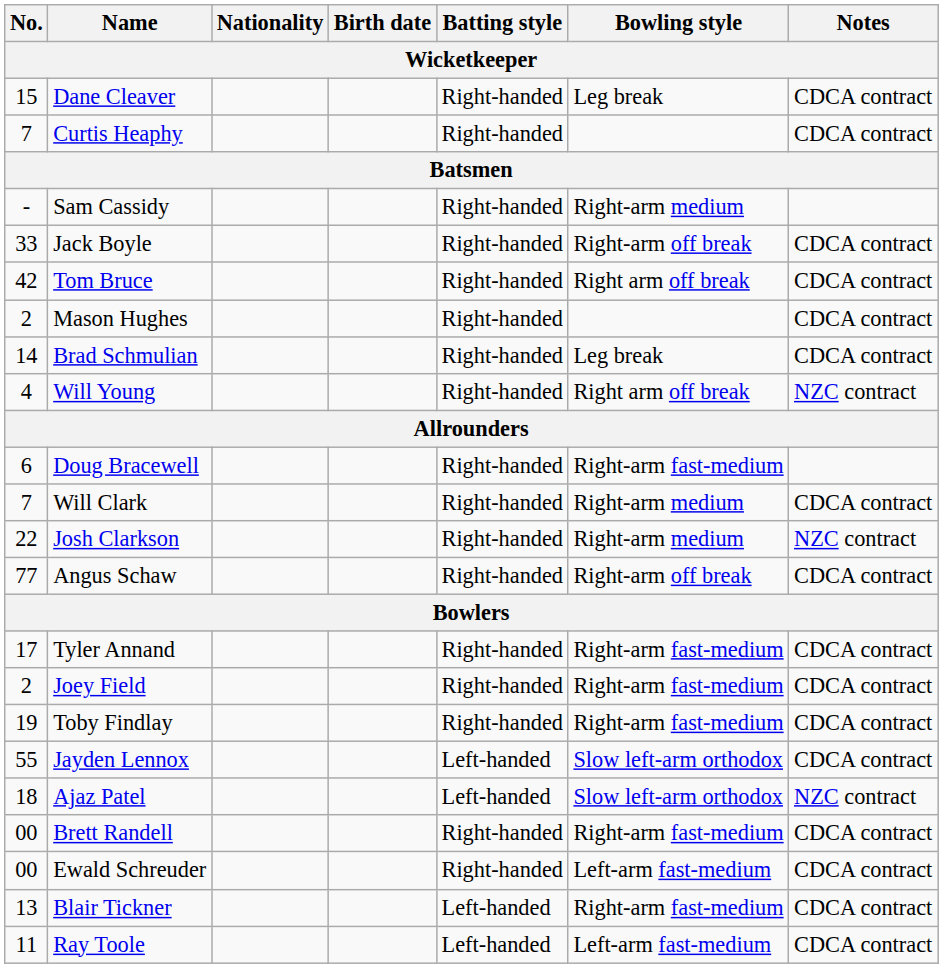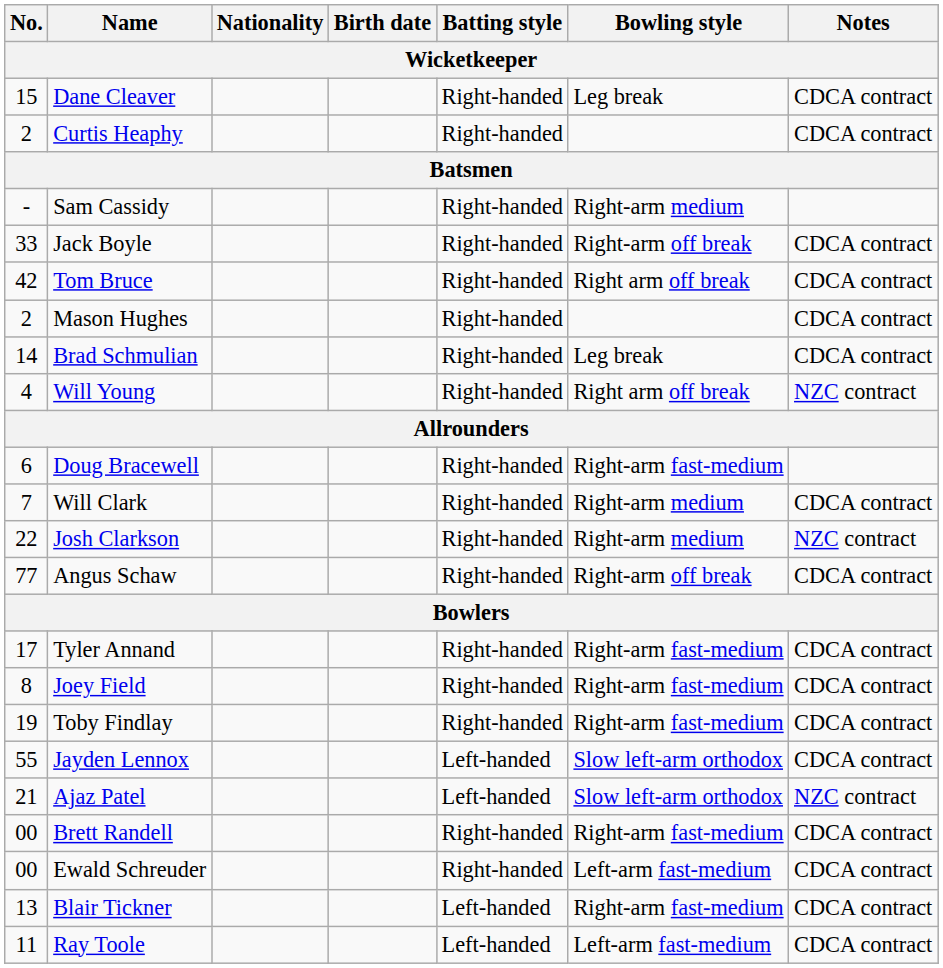(26, 133) 7 -> (26, 133) 2
(26, 686) 2 -> (26, 686) 8
(26, 796) 18 -> (26, 796) 21
